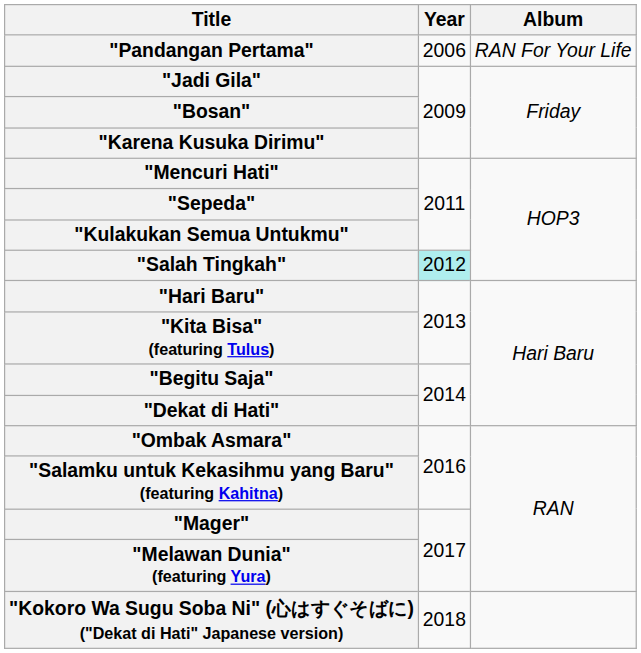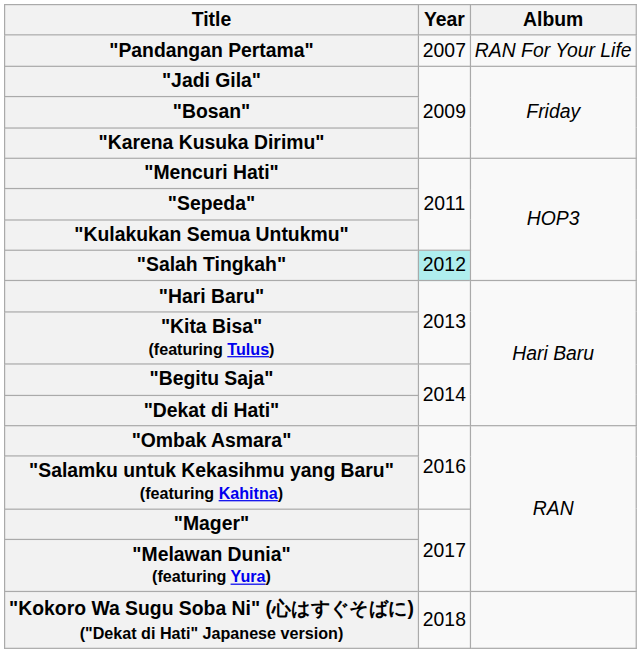(444, 50) 2006 -> (444, 50) 2007
